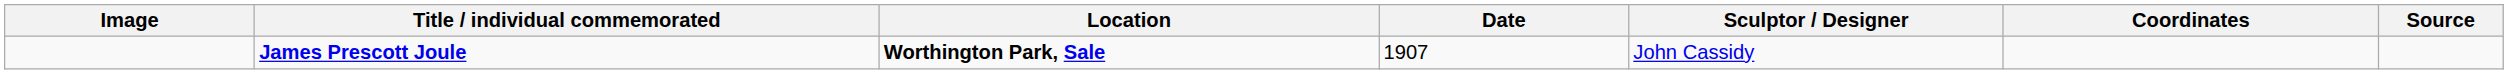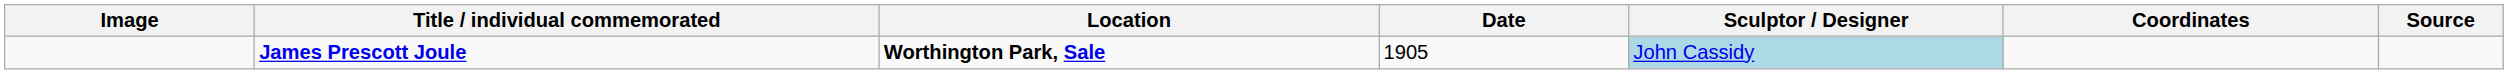(1406, 52) 1907 -> (1406, 52) 1905
(1694, 52) no background -> (1694, 52) lightblue background
